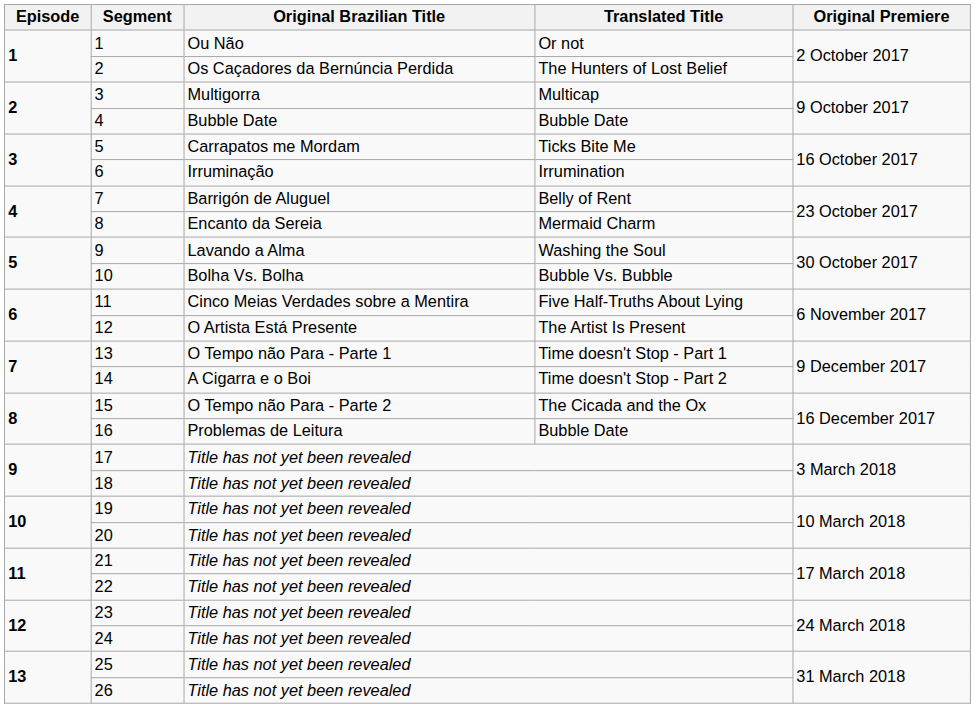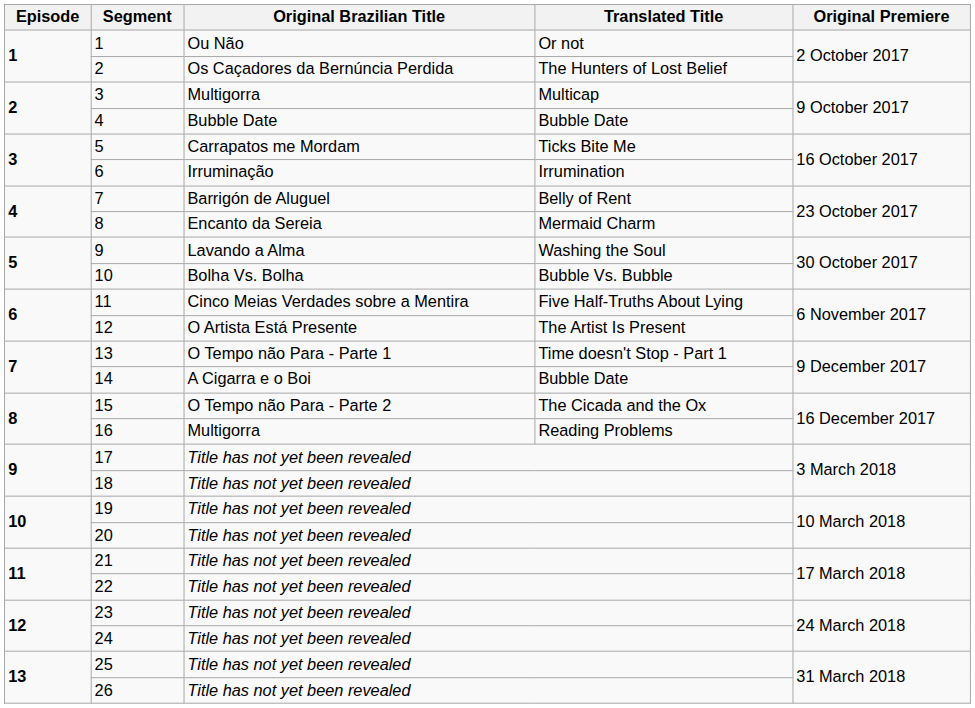(633, 379) Time doesn't Stop - Part 2 -> (583, 379) Bubble Date
(265, 431) Problemas de Leitura -> (224, 431) Multigorra
(583, 431) Bubble Date -> (606, 431) Reading Problems
